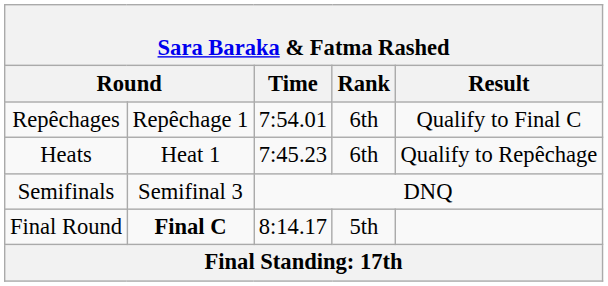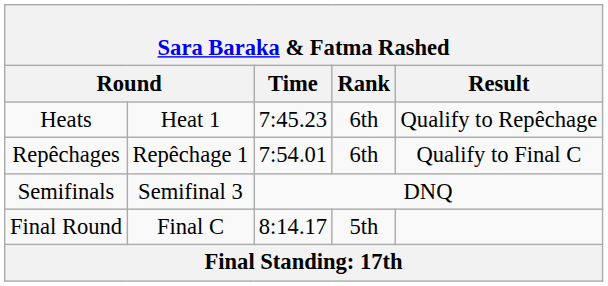rows swapped: (66, 155) <-> (66, 119)
(190, 226) bold -> (190, 226) normal
